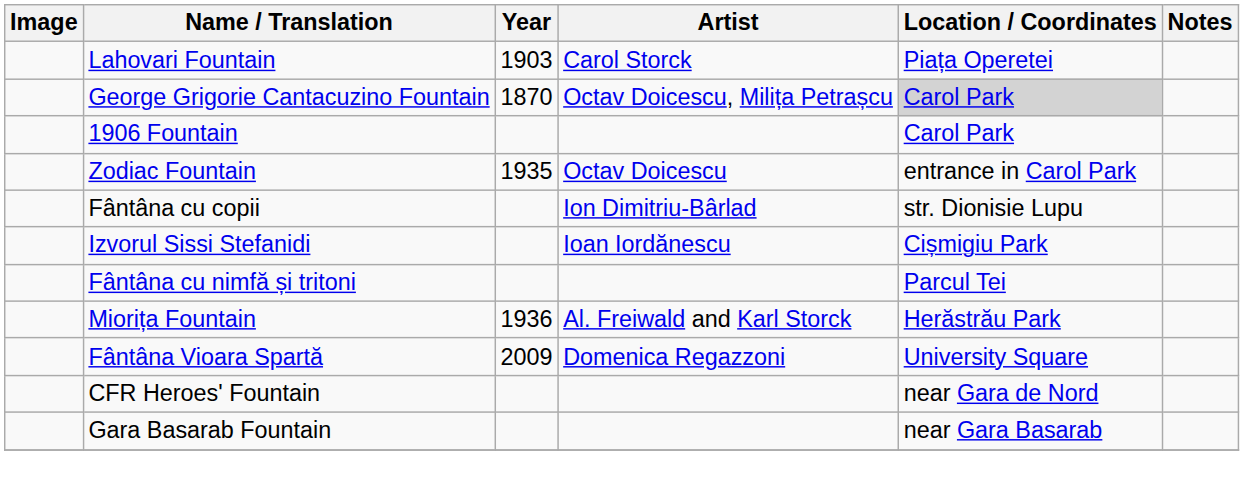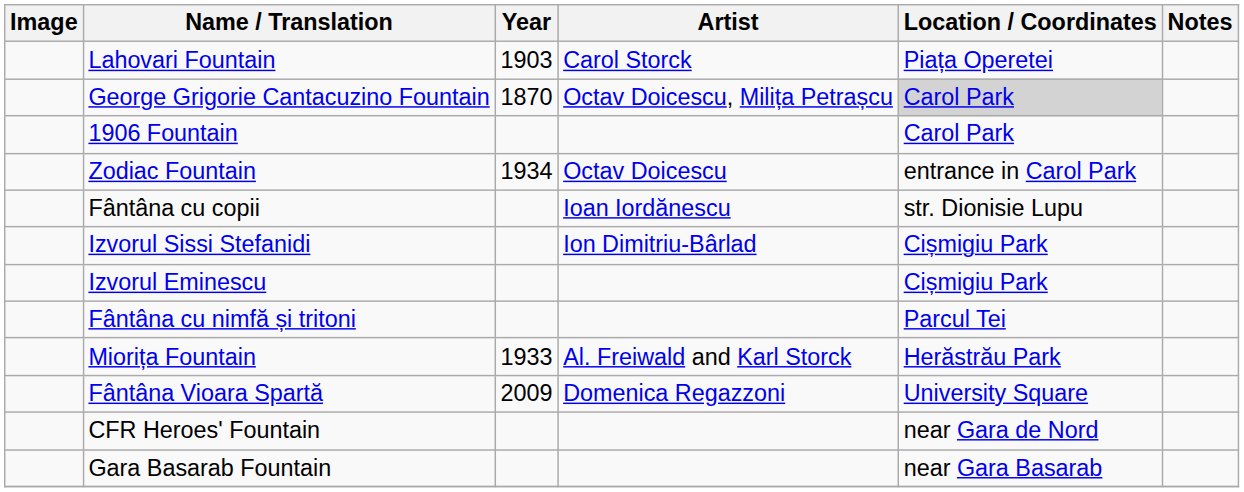(526, 171) 1935 -> (526, 171) 1934
(660, 208) Ion Dimitriu-Bârlad -> (647, 208) Ioan Iordănescu
(647, 245) Ioan Iordănescu -> (660, 245) Ion Dimitriu-Bârlad
+ row: (177, 282)
(526, 319) 1936 -> (526, 356) 1933
